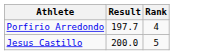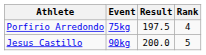+ column: (122, 12)
(125, 27) 197.7 -> (156, 27) 197.5
